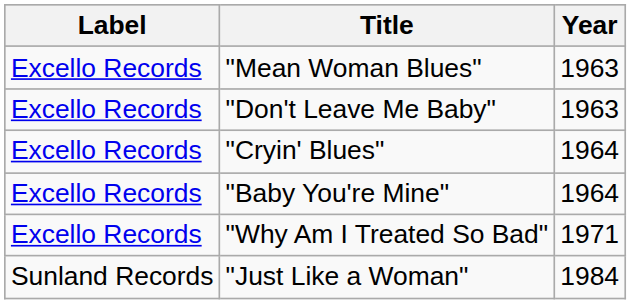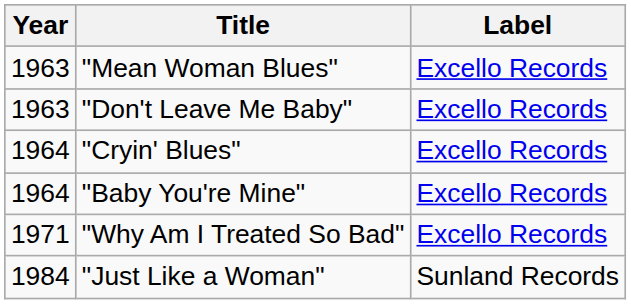columns swapped: (590, 25) <-> (112, 25)
